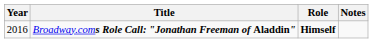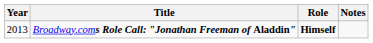(17, 29) 2016 -> (17, 29) 2013
